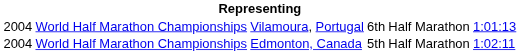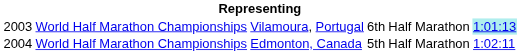(18, 26) 2004 -> (18, 26) 2003
(495, 26) no background -> (495, 26) paleturquoise background
